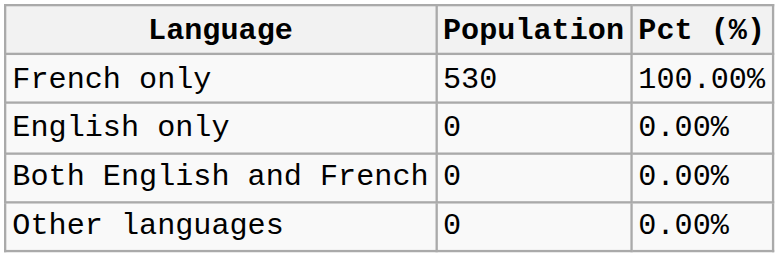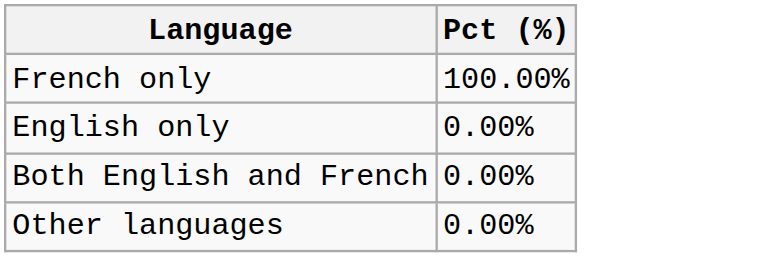- column: (533, 30)
